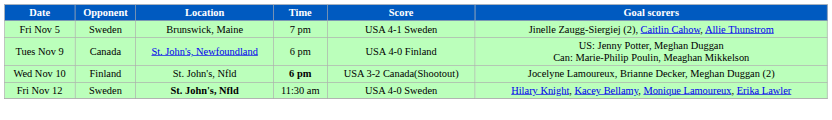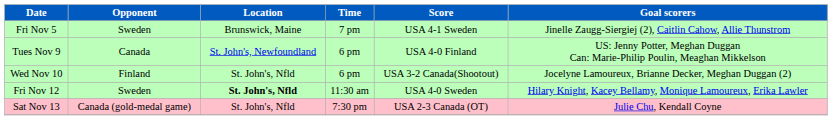(300, 73) bold -> (350, 73) normal
+ row: (36, 106)
